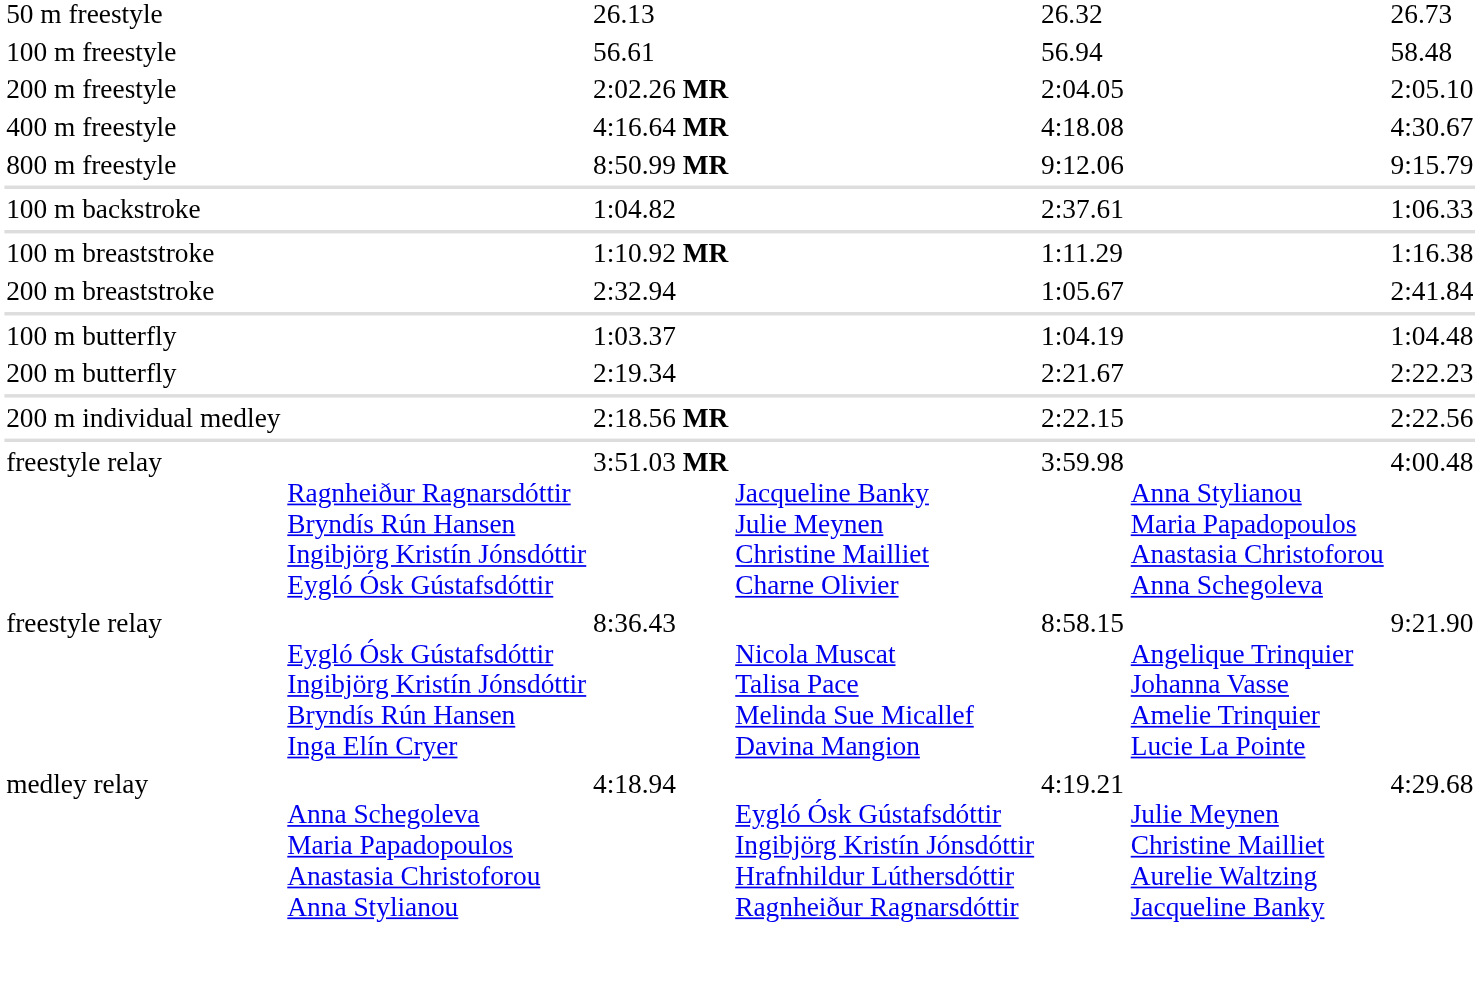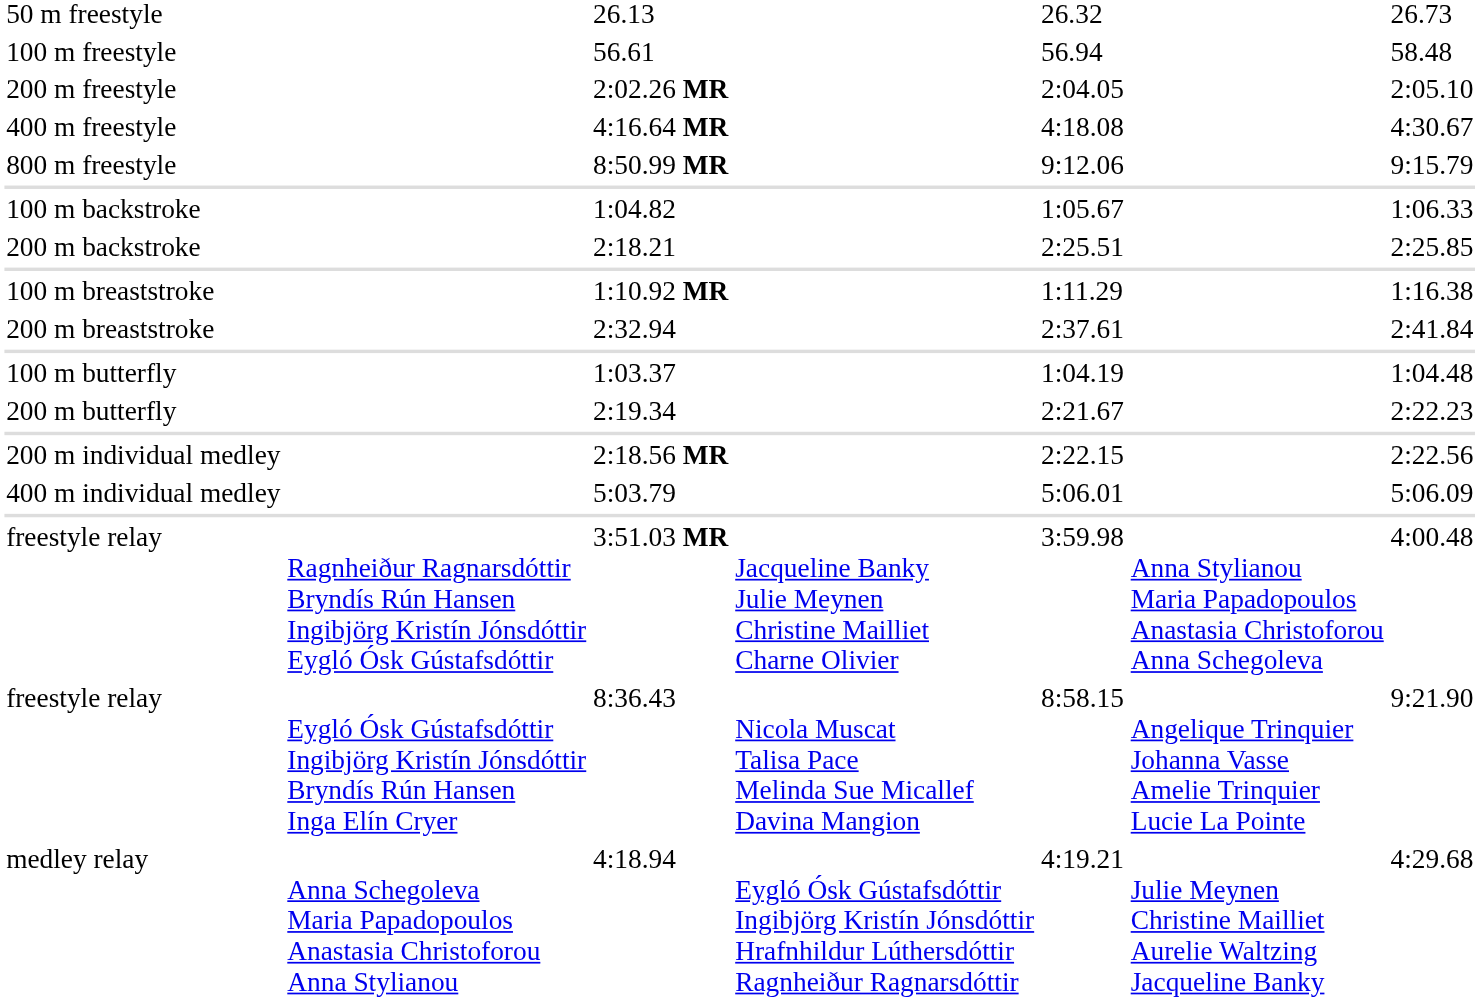(1082, 209) 2:37.61 -> (1082, 209) 1:05.67
+ row: (103, 246)
(1082, 291) 1:05.67 -> (1082, 328) 2:37.61
+ row: (143, 492)
